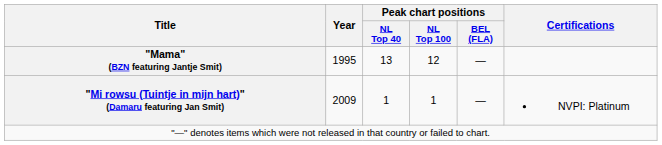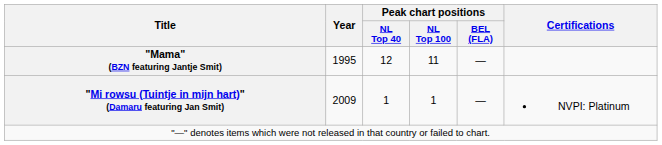(386, 61) 13 -> (386, 61) 12
(433, 61) 12 -> (433, 61) 11
